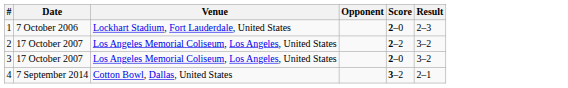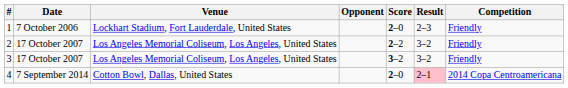+ column: (505, 12)
(396, 59) 2–0 -> (396, 59) 3–2
(396, 75) 3–2 -> (396, 75) 2–0
(424, 75) no background -> (424, 75) pink background
